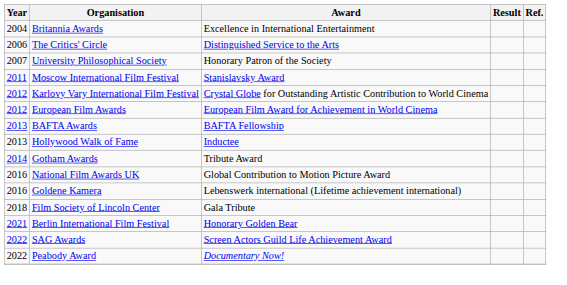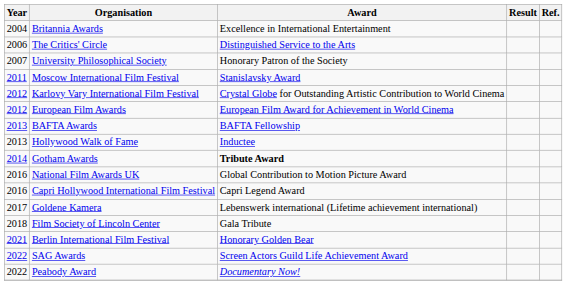(233, 158) normal -> (252, 158) bold
+ row: (123, 191)
(17, 191) 2016 -> (17, 207) 2017
